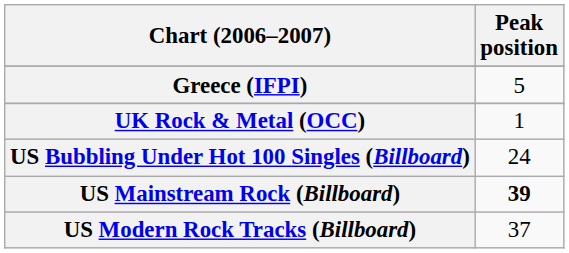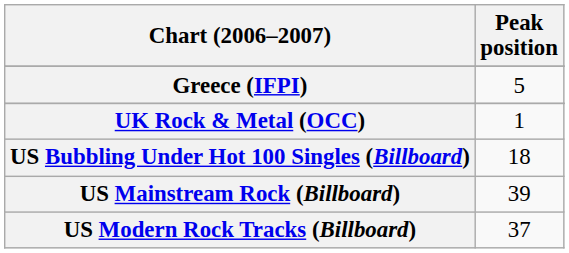(519, 157) 24 -> (519, 157) 18
(519, 193) bold -> (519, 193) normal
